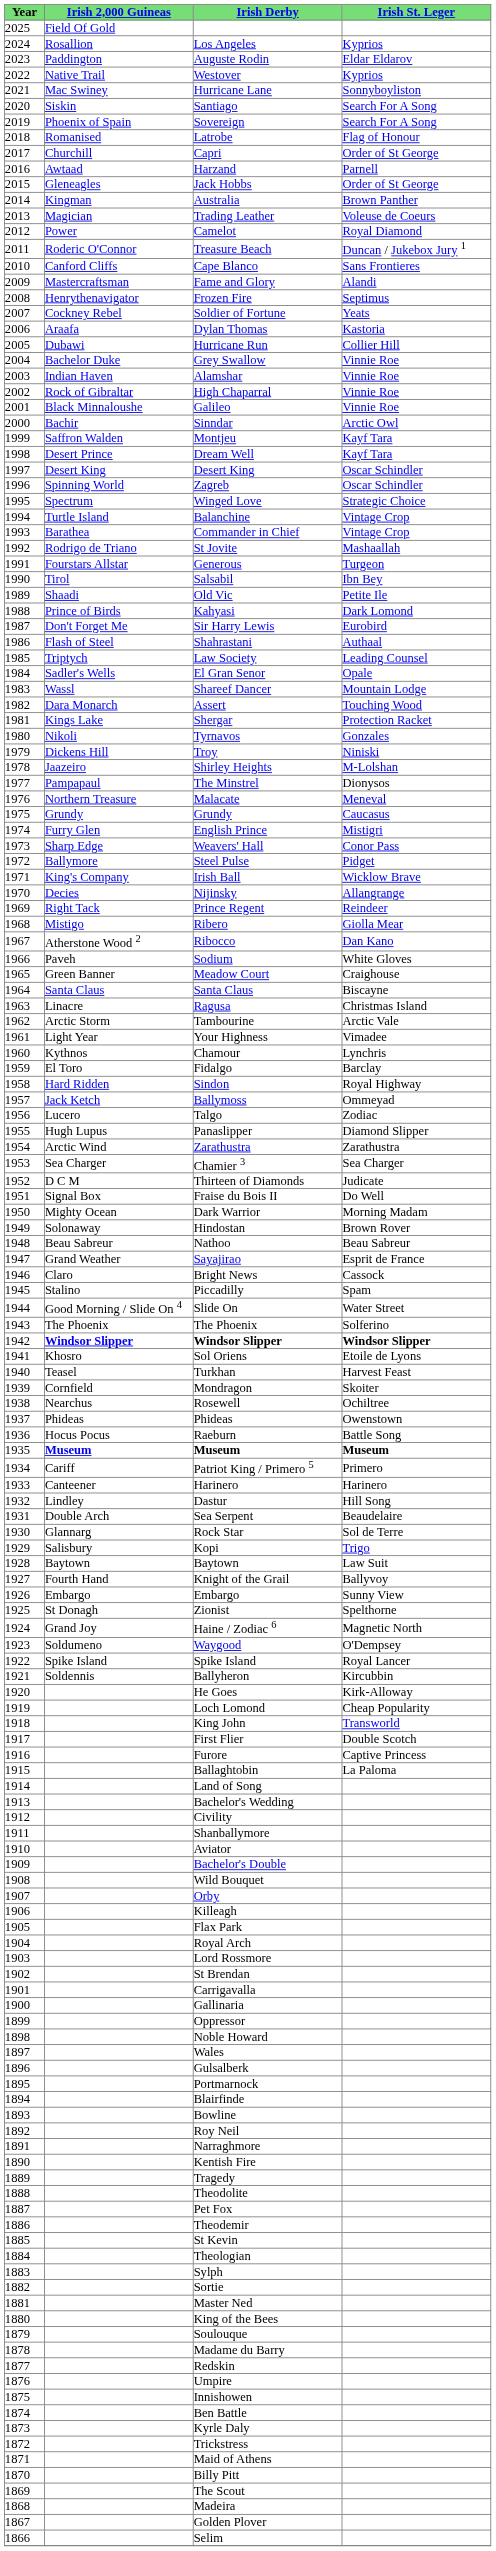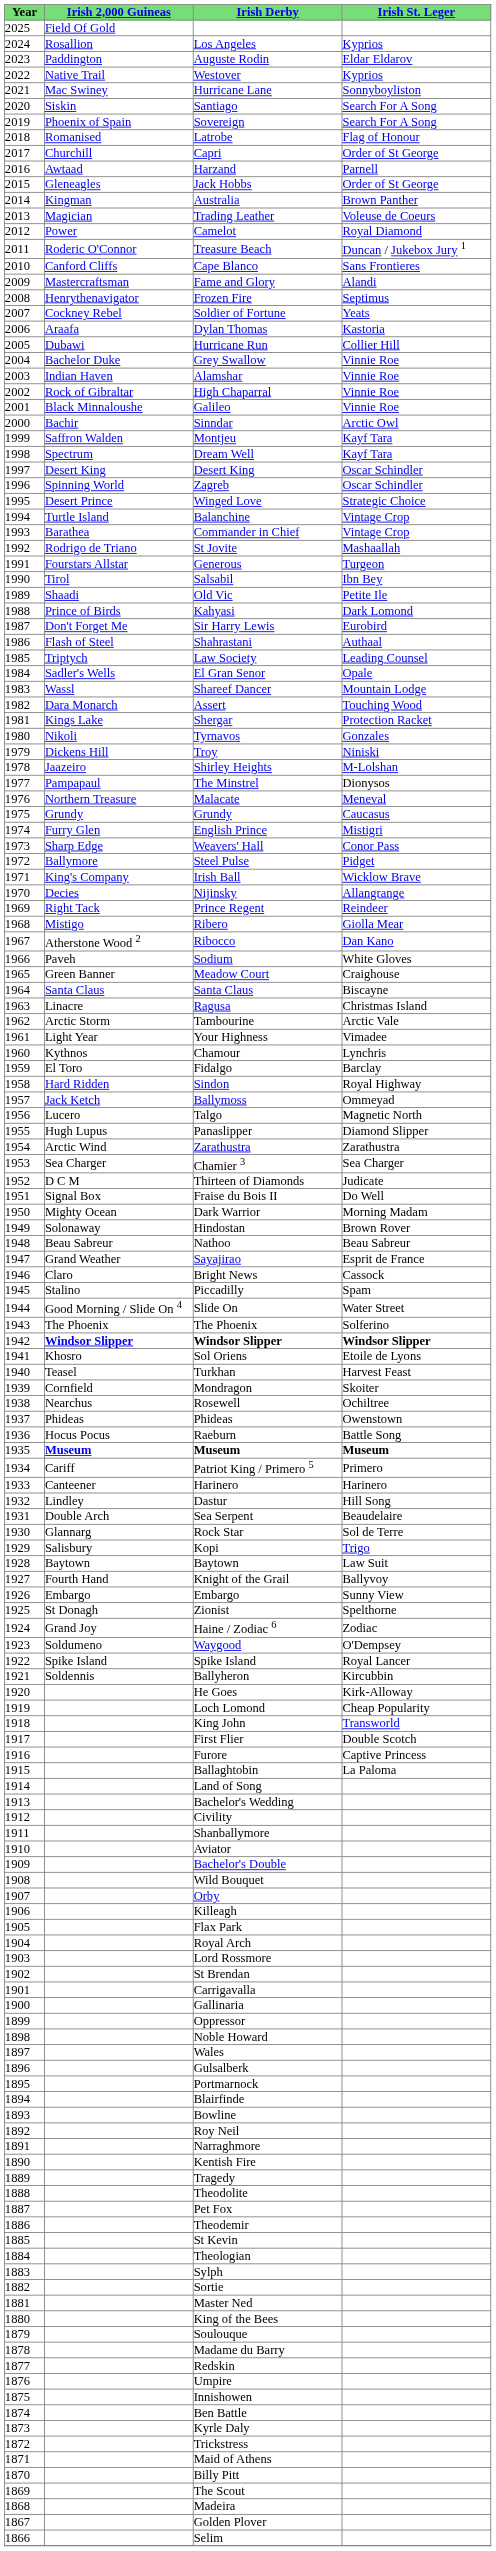(79, 454) Desert Prince -> (69, 454) Spectrum
(69, 501) Spectrum -> (79, 501) Desert Prince
(360, 1115) Zodiac -> (382, 1115) Magnetic North
(382, 1627) Magnetic North -> (360, 1627) Zodiac
